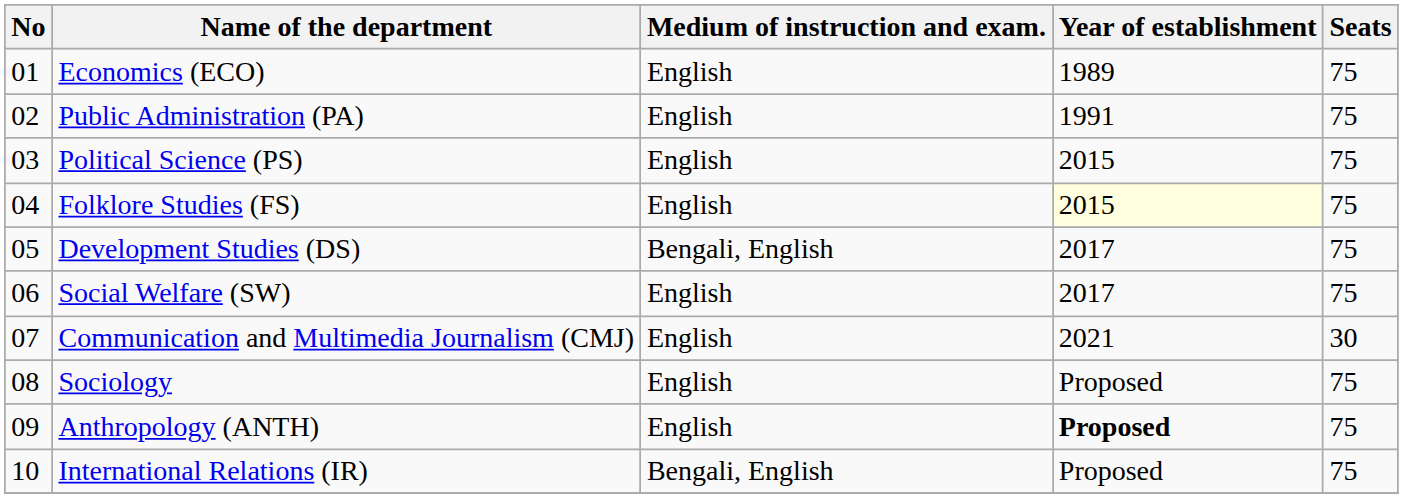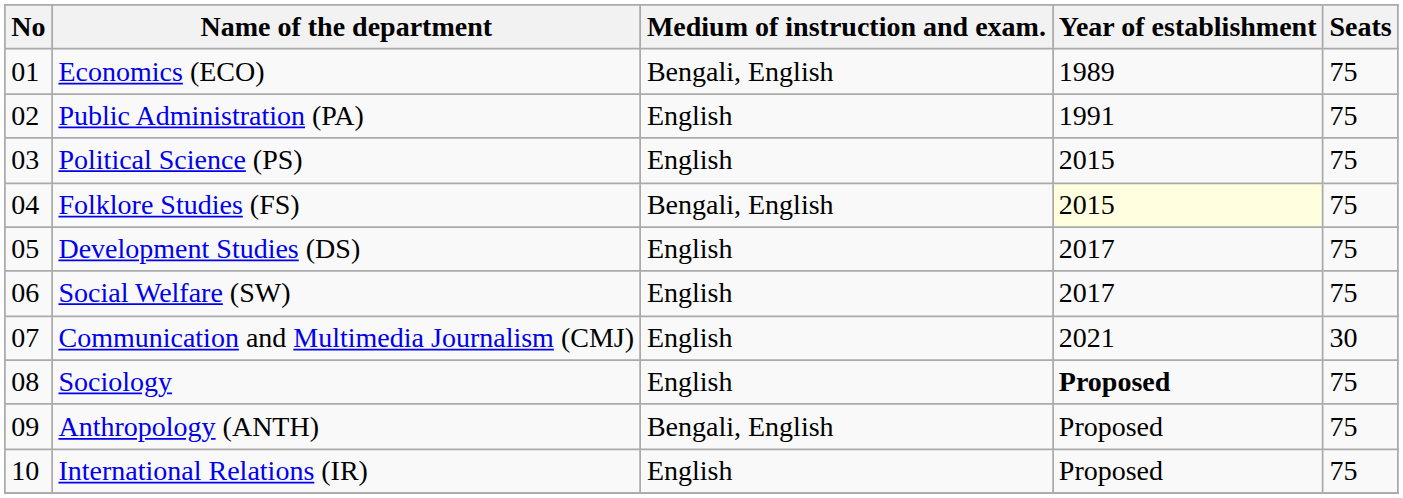(690, 71) English -> (740, 71) Bengali, English
(690, 204) English -> (740, 204) Bengali, English
(740, 248) Bengali, English -> (690, 248) English
(1111, 381) normal -> (1115, 381) bold
(690, 426) English -> (740, 426) Bengali, English
(1115, 426) bold -> (1111, 426) normal
(740, 470) Bengali, English -> (690, 470) English
